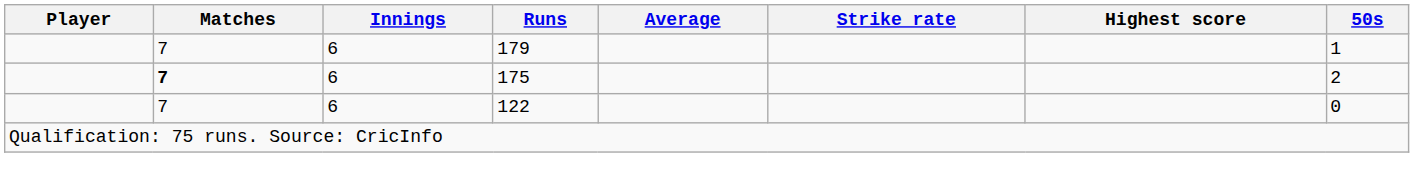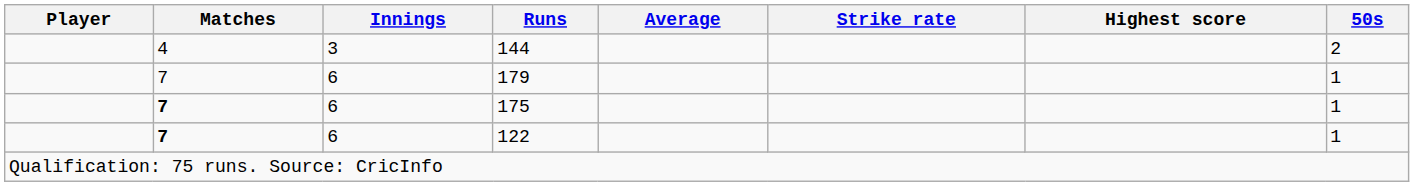+ row: (514, 49)
(1336, 78) 2 -> (1336, 108) 1
(163, 108) normal -> (163, 137) bold
(1336, 108) 0 -> (1336, 137) 1
